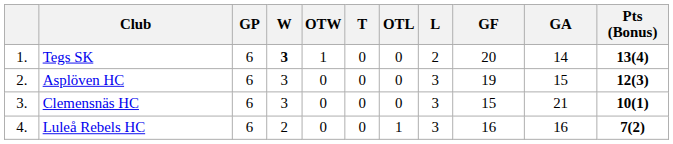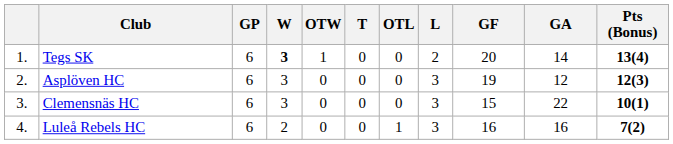(561, 80) 15 -> (561, 80) 12
(561, 103) 21 -> (561, 103) 22
